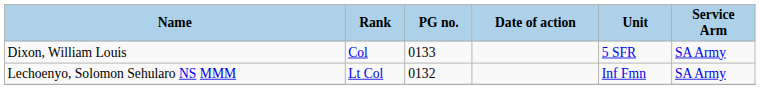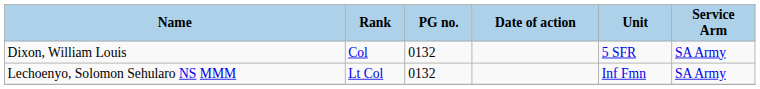(422, 52) 0133 -> (422, 52) 0132
